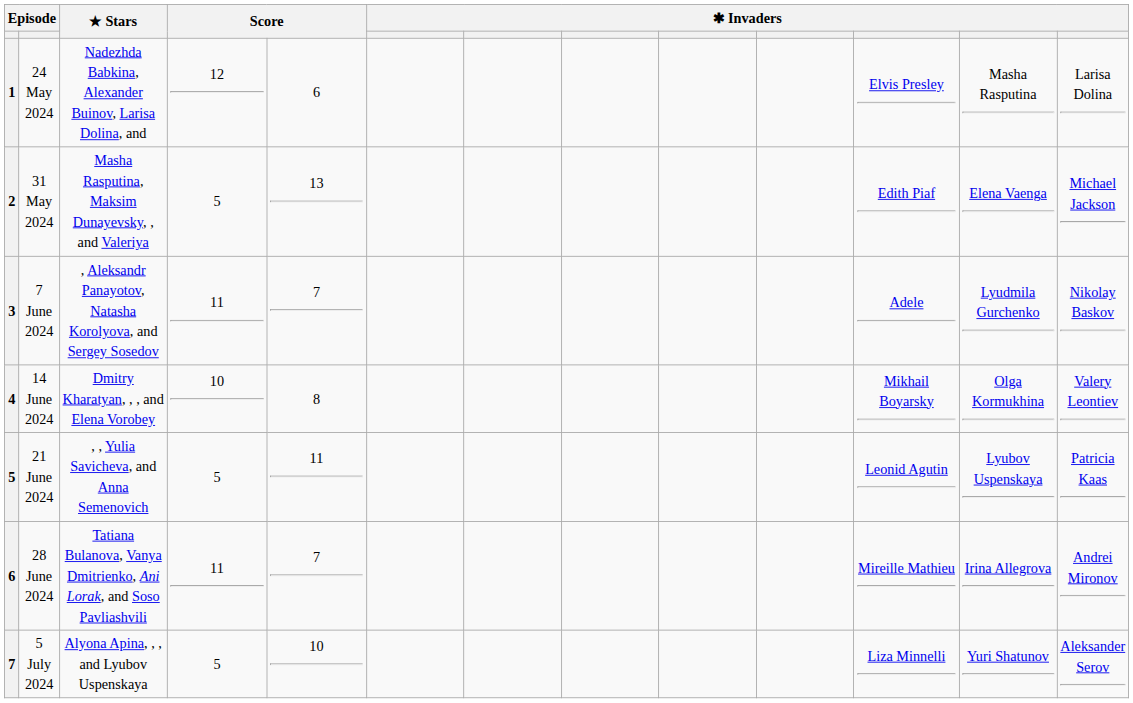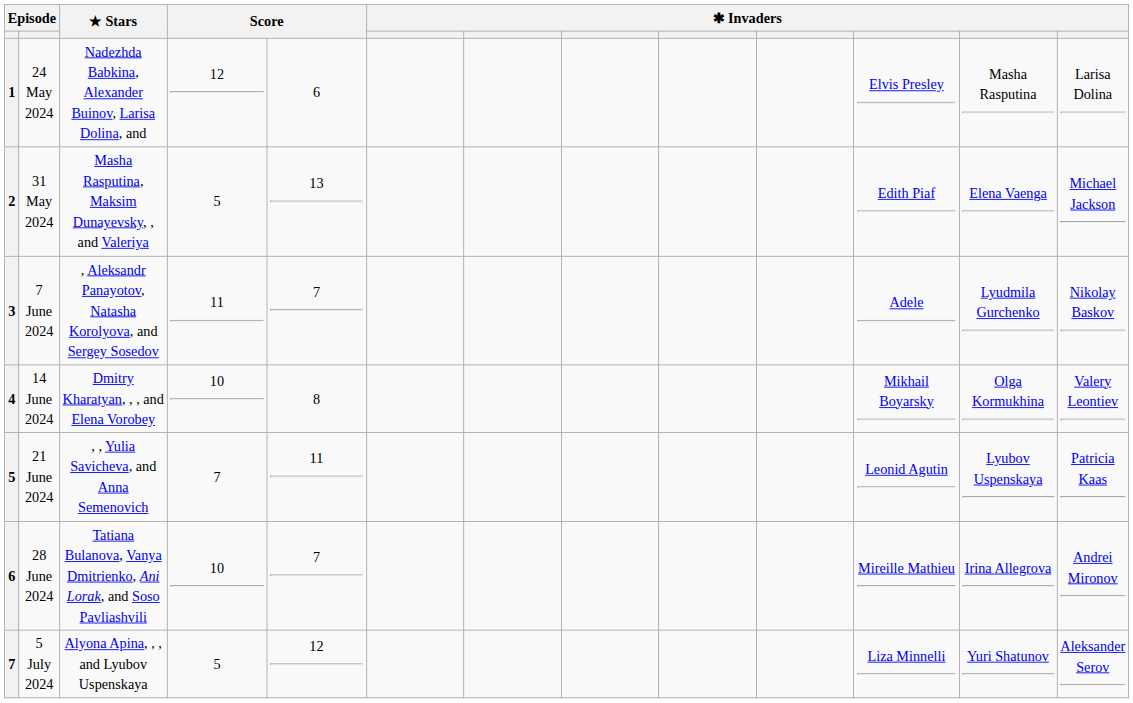(217, 477) 5 -> (217, 477) 7
(217, 573) 11 -> (217, 573) 10
(316, 652) 10 -> (316, 652) 12
